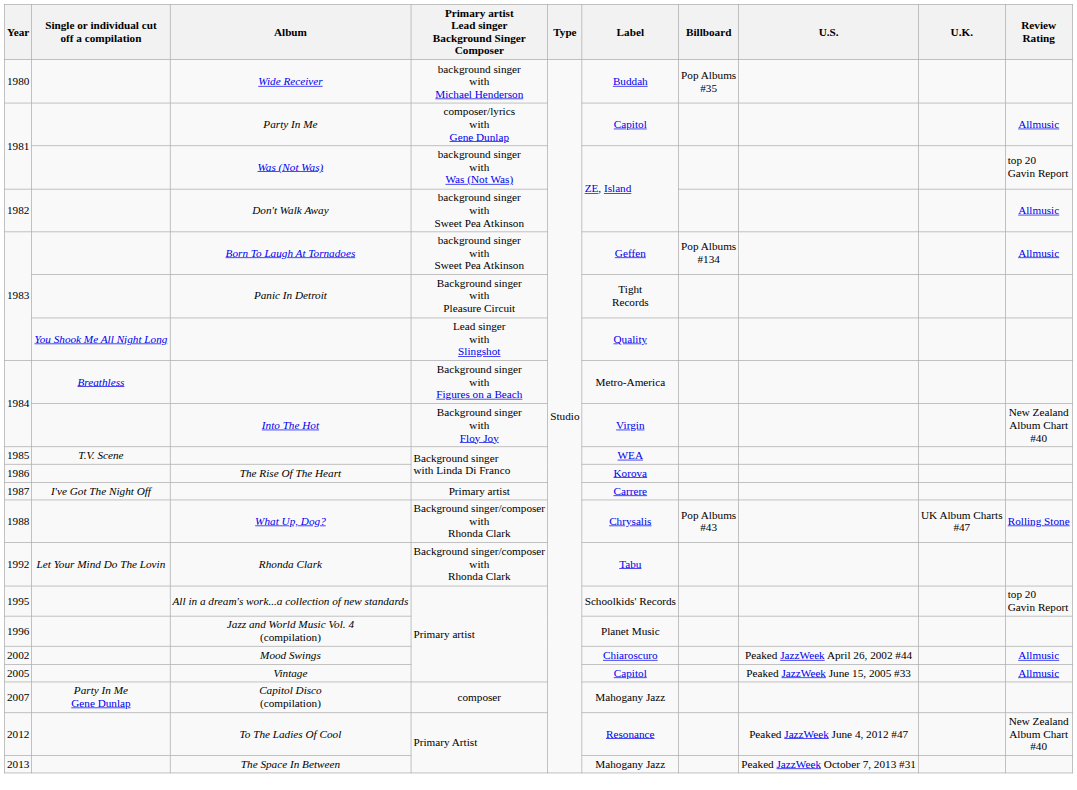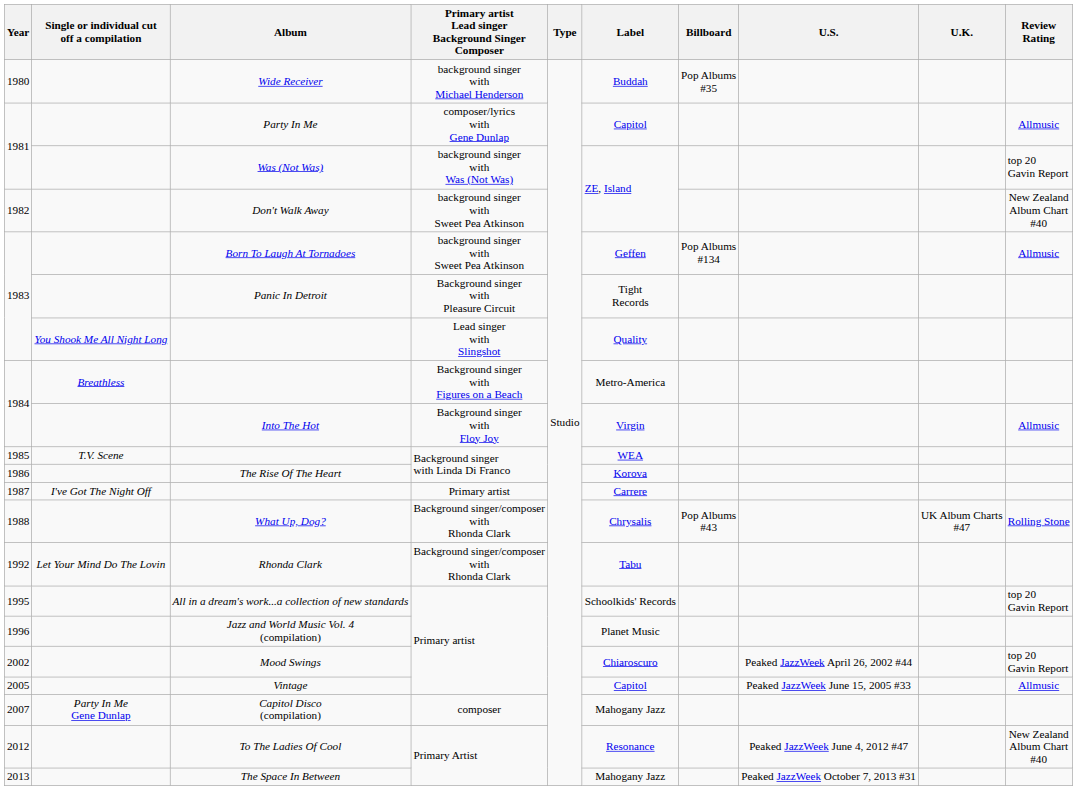(1039, 210) Allmusic -> (1039, 210) New Zealand Album Chart #40
(1039, 425) New Zealand Album Chart #40 -> (1039, 425) Allmusic
(1039, 655) Allmusic -> (1038, 661) top 20 Gavin Report
